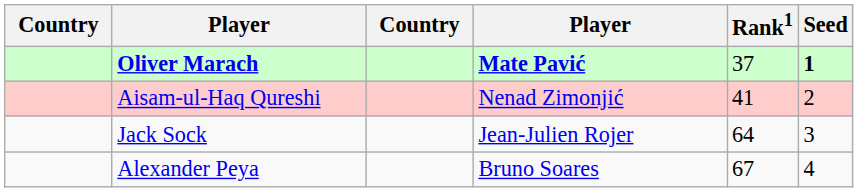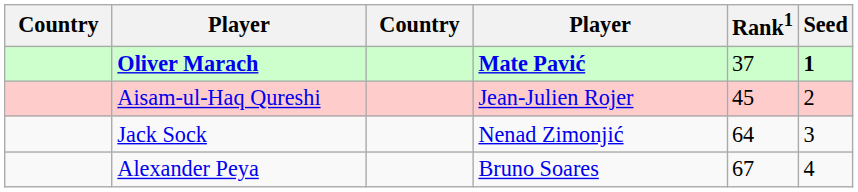(551, 98) Nenad Zimonjić -> (556, 98) Jean-Julien Rojer
(743, 98) 41 -> (743, 98) 45
(556, 133) Jean-Julien Rojer -> (551, 133) Nenad Zimonjić
